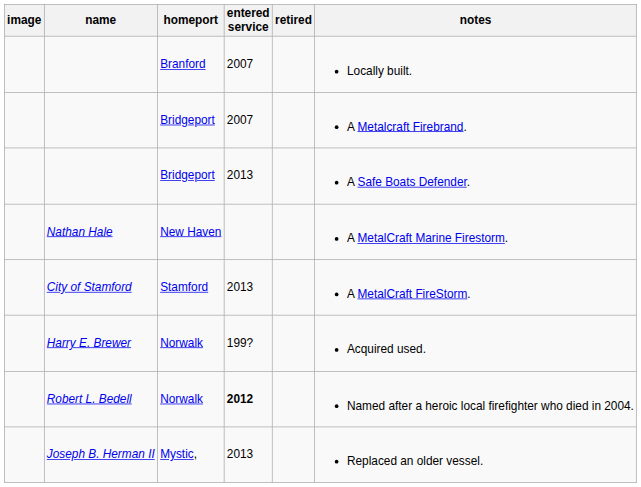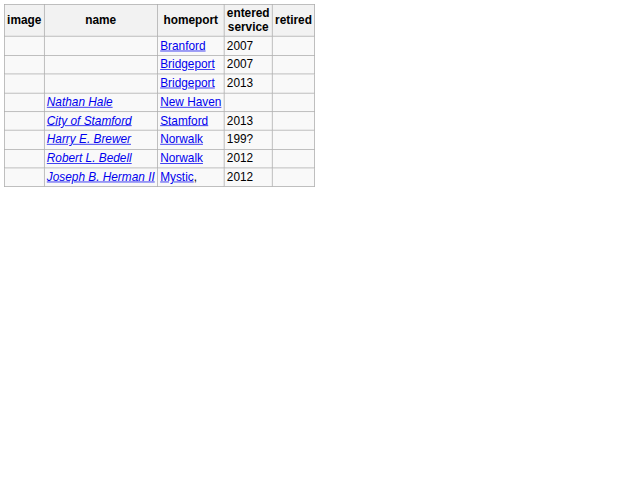- column: (476, 20)
(240, 399) bold -> (240, 158) normal
(240, 454) 2013 -> (240, 177) 2012
